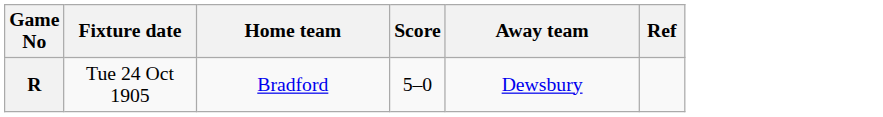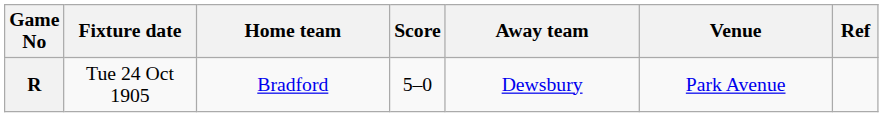+ column: (736, 31)
